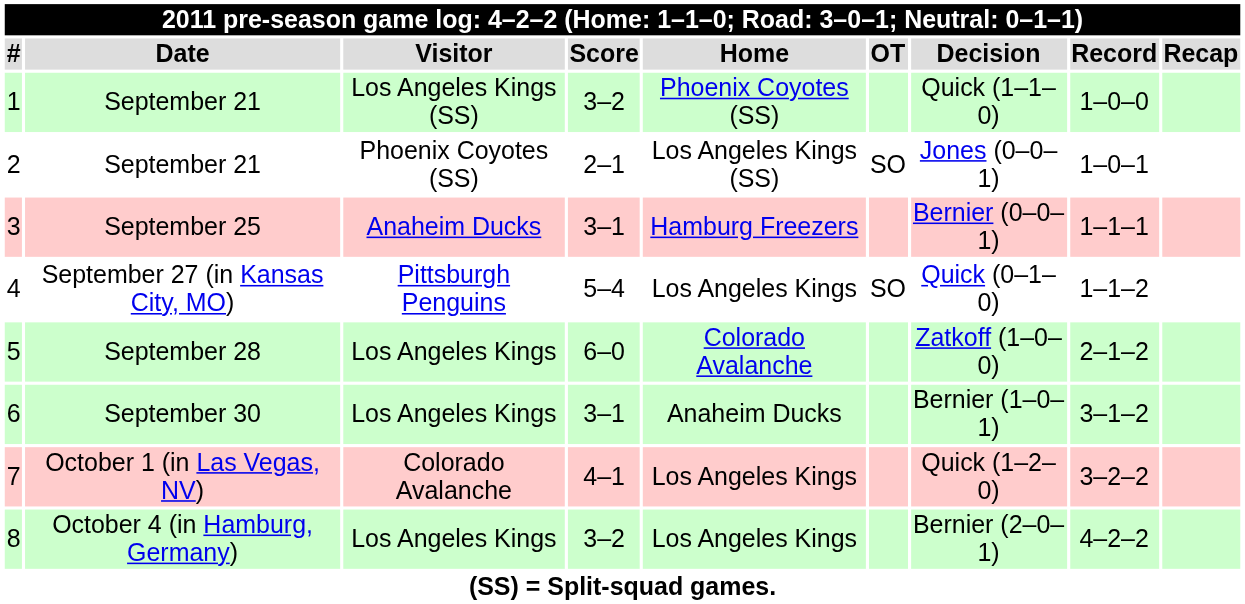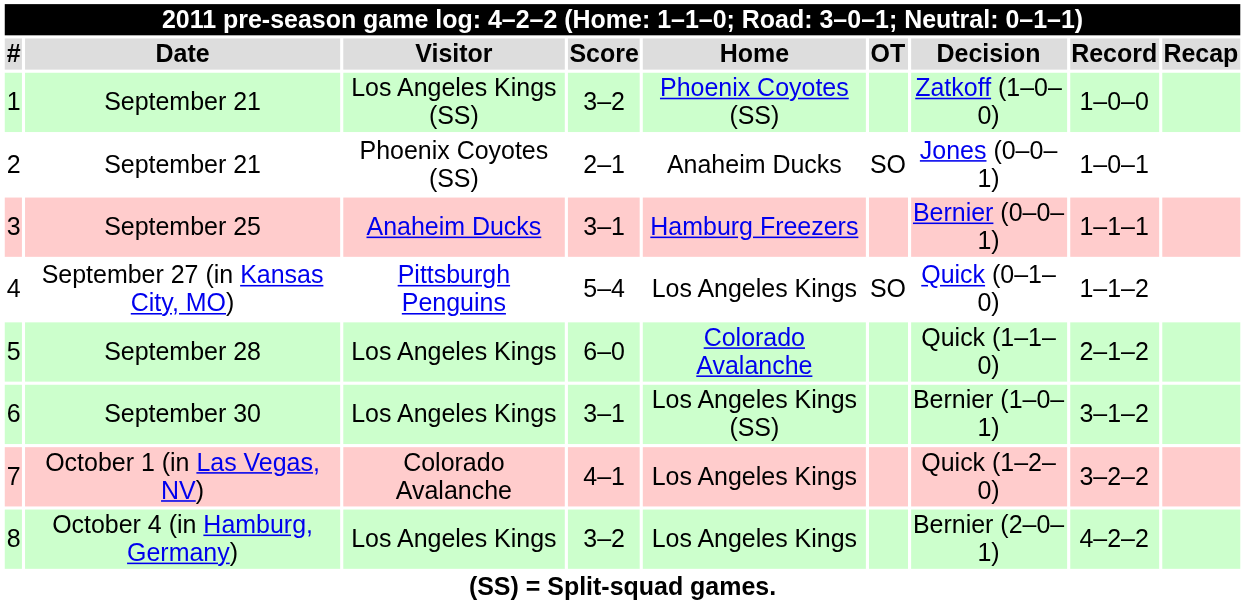(989, 102) Quick (1–1–0) -> (989, 102) Zatkoff (1–0–0)
(754, 164) Los Angeles Kings (SS) -> (754, 164) Anaheim Ducks
(989, 351) Zatkoff (1–0–0) -> (989, 351) Quick (1–1–0)
(754, 414) Anaheim Ducks -> (754, 414) Los Angeles Kings (SS)
